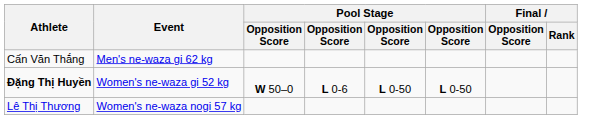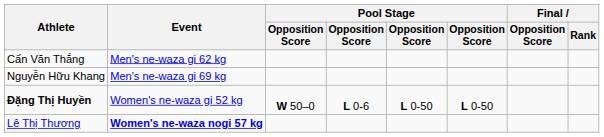+ row: (56, 77)
(169, 106) normal -> (187, 124) bold
